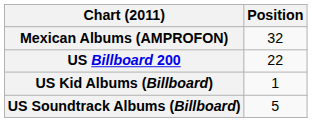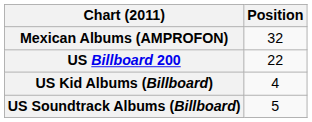(275, 83) 1 -> (275, 83) 4
